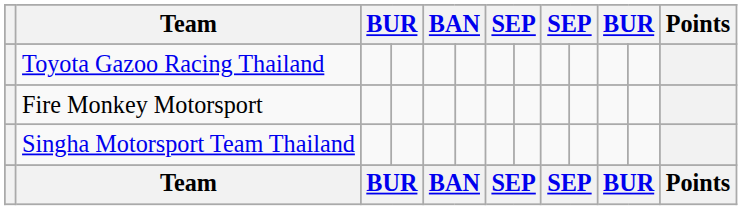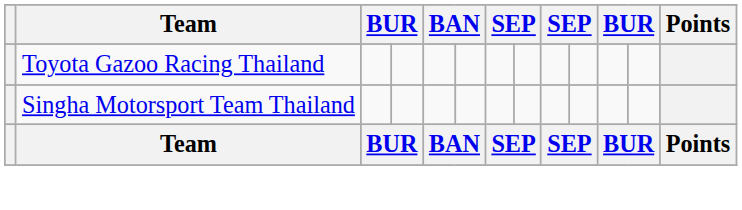- row: (142, 103)
